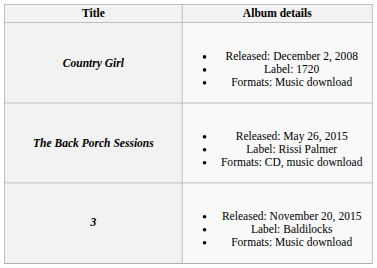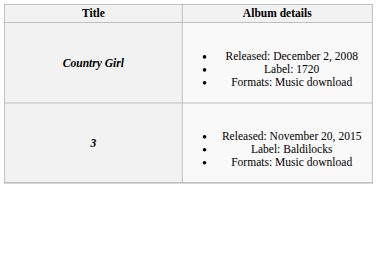- row: (93, 143)
